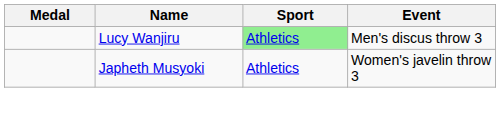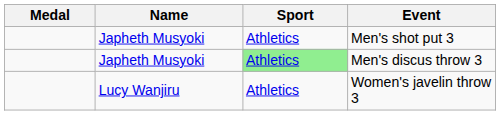+ row: (402, 37)
(139, 37) Lucy Wanjiru -> (151, 60) Japheth Musyoki
(151, 68) Japheth Musyoki -> (139, 90) Lucy Wanjiru
